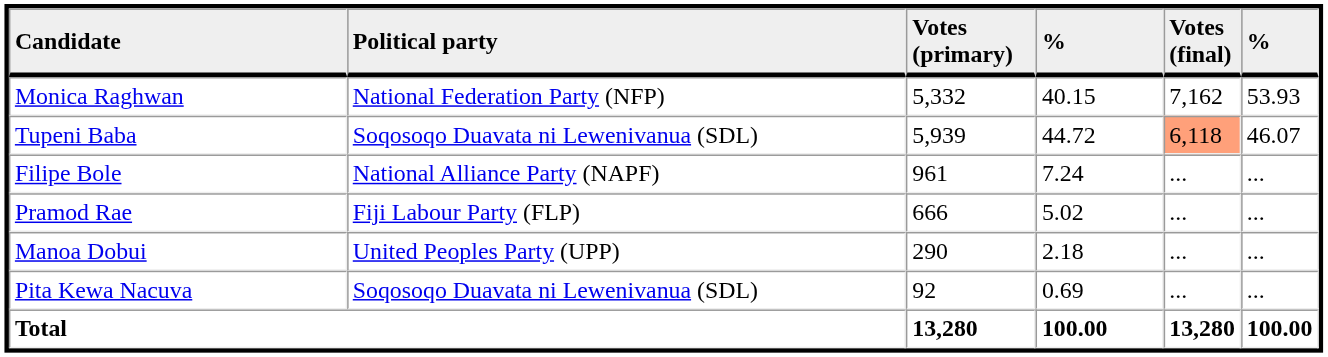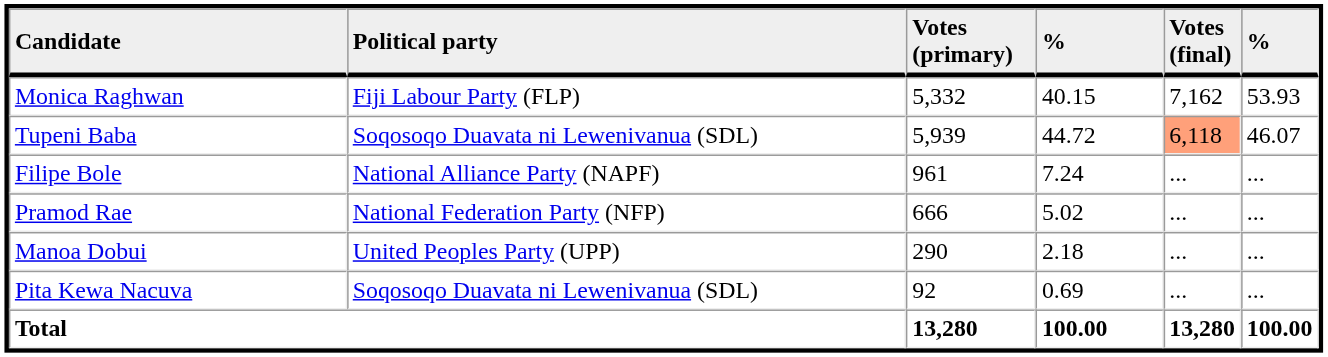(509, 96) National Federation Party (NFP) -> (466, 96) Fiji Labour Party (FLP)
(466, 212) Fiji Labour Party (FLP) -> (509, 212) National Federation Party (NFP)
